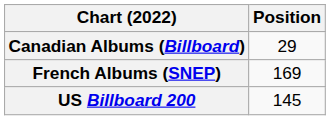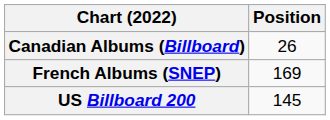(287, 45) 29 -> (287, 45) 26
